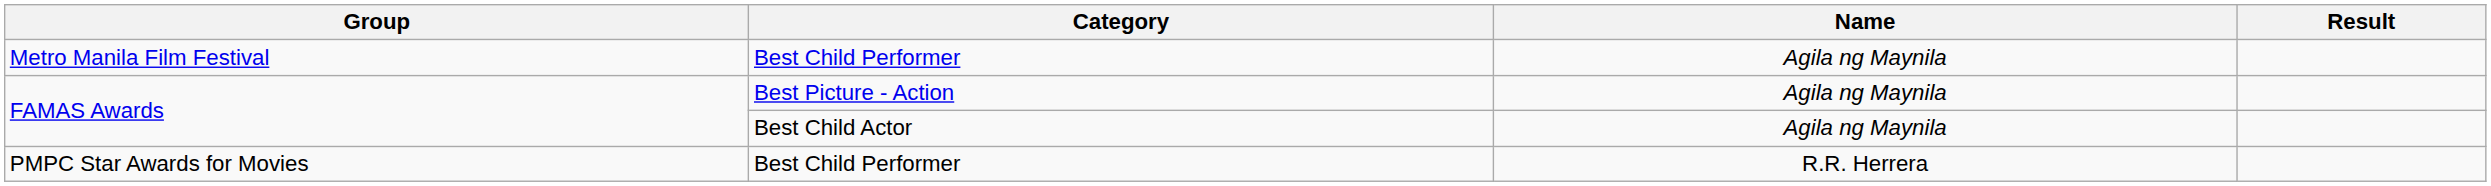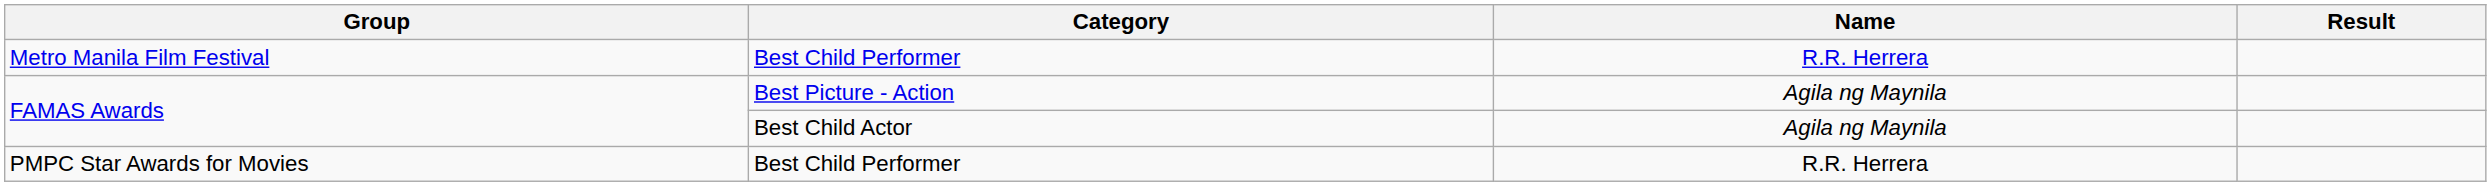(1865, 57) Agila ng Maynila -> (1865, 57) R.R. Herrera
